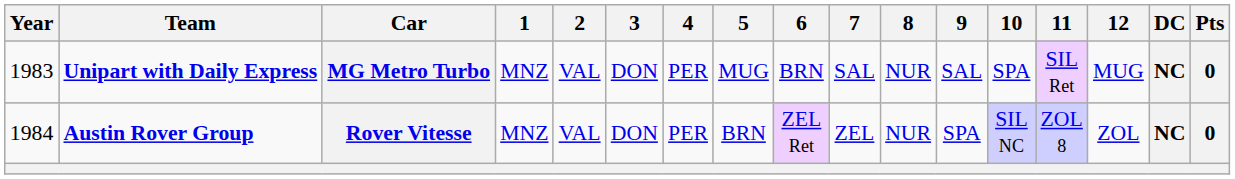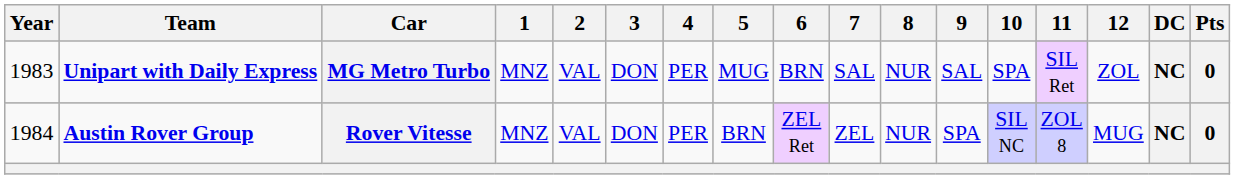(1118, 71) MUG -> (1118, 71) ZOL
(1118, 133) ZOL -> (1118, 133) MUG
